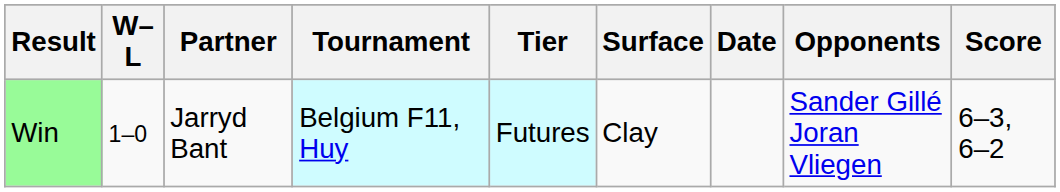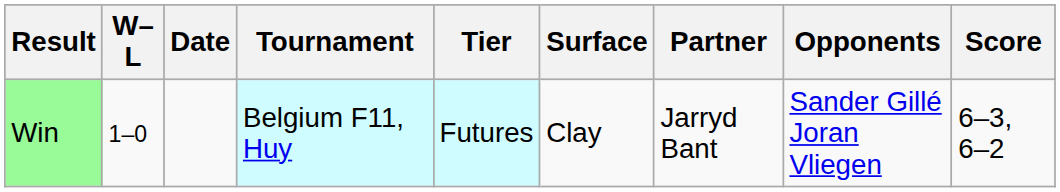columns swapped: (747, 42) <-> (228, 42)
